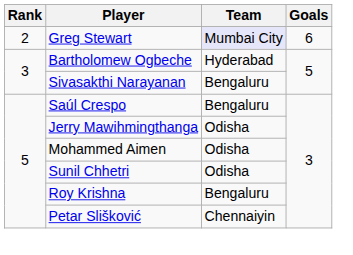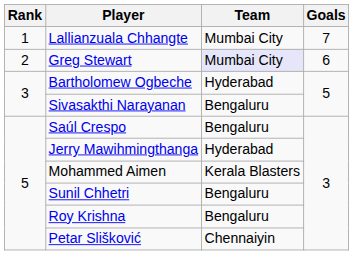+ row: (118, 37)
(227, 127) Odisha -> (239, 149) Hyderabad
(227, 149) Odisha -> (252, 171) Kerala Blasters
(227, 171) Odisha -> (237, 194) Bengaluru
